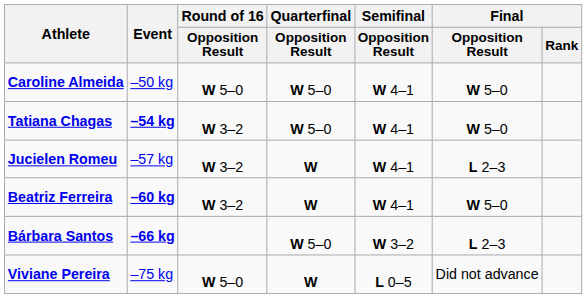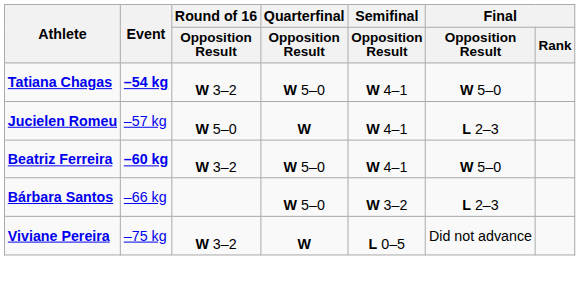- row: (66, 83)
(223, 167) W 3–2 -> (216, 129) W 5–0
(311, 206) W -> (304, 167) W 5–0
(153, 236) bold -> (145, 198) normal
(223, 282) W 5–0 -> (216, 244) W 3–2
